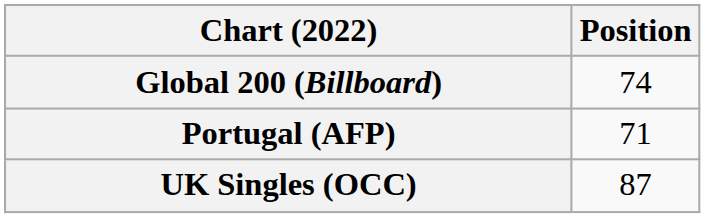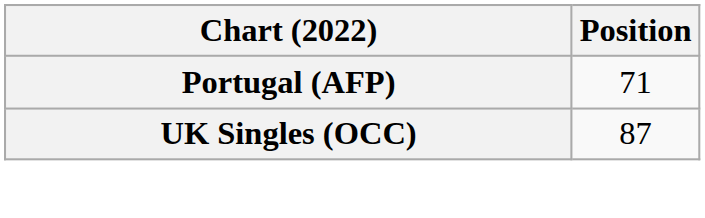- row: (289, 81)
